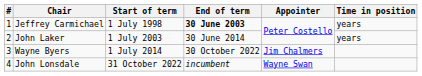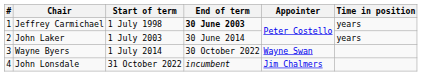(293, 51) Jim Chalmers -> (288, 51) Wayne Swan
(288, 64) Wayne Swan -> (293, 64) Jim Chalmers
